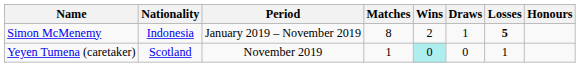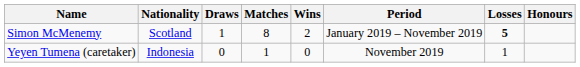columns swapped: (283, 14) <-> (465, 14)
(170, 33) Indonesia -> (170, 33) Scotland
(170, 52) Scotland -> (170, 52) Indonesia
(429, 52) paleturquoise background -> (307, 52) no background
